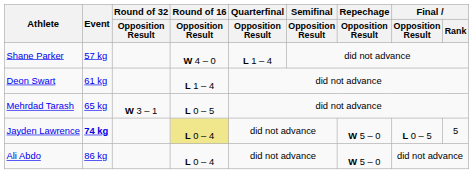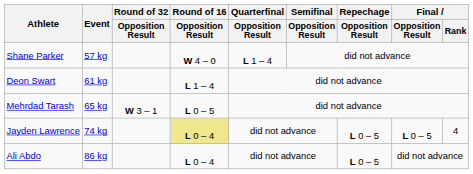(96, 131) bold -> (96, 131) normal
(364, 137) W 5 – 0 -> (364, 137) L 0 – 5
(456, 131) 5 -> (456, 131) 4
(364, 162) W 5 – 0 -> (364, 162) L 0 – 5
